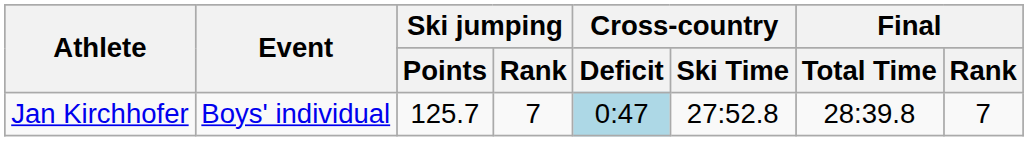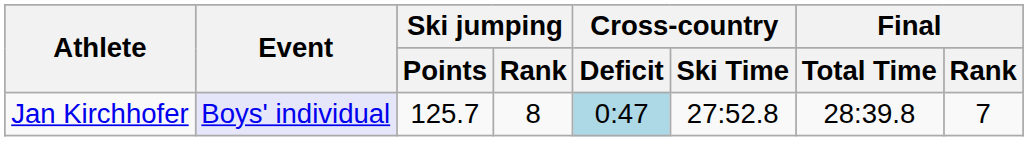(296, 113) no background -> (296, 113) lavender background
(533, 113) 7 -> (533, 113) 8
